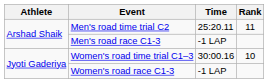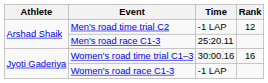(216, 27) 25:20.11 -> (212, 27) -1 LAP
(250, 27) 11 -> (250, 27) 12
(212, 42) -1 LAP -> (216, 42) 25:20.11
(250, 56) 10 -> (250, 56) 16
